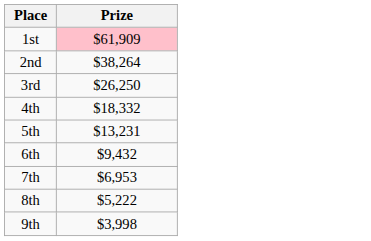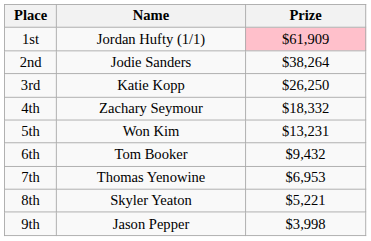+ column: (151, 16)
(117, 200) $5,222 -> (306, 200) $5,221
